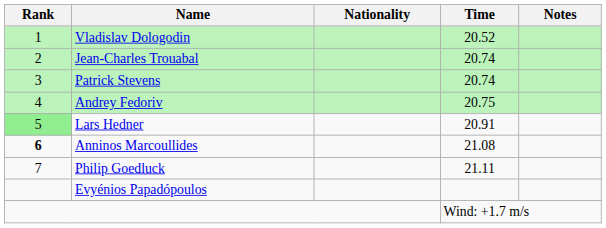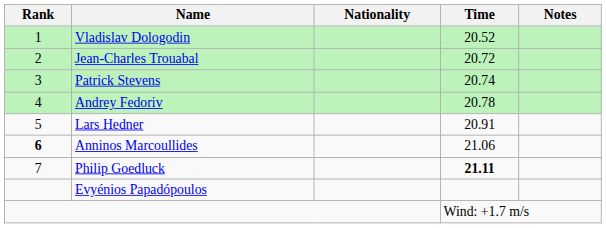(480, 59) 20.74 -> (480, 59) 20.72
(480, 102) 20.75 -> (480, 102) 20.78
(38, 124) lightgreen background -> (38, 124) no background
(480, 146) 21.08 -> (480, 146) 21.06
(480, 168) normal -> (480, 168) bold
